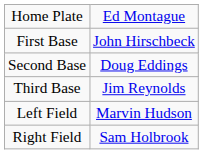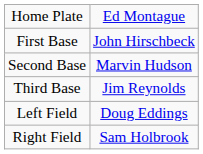(144, 64) Doug Eddings -> (144, 64) Marvin Hudson
(144, 112) Marvin Hudson -> (144, 112) Doug Eddings
